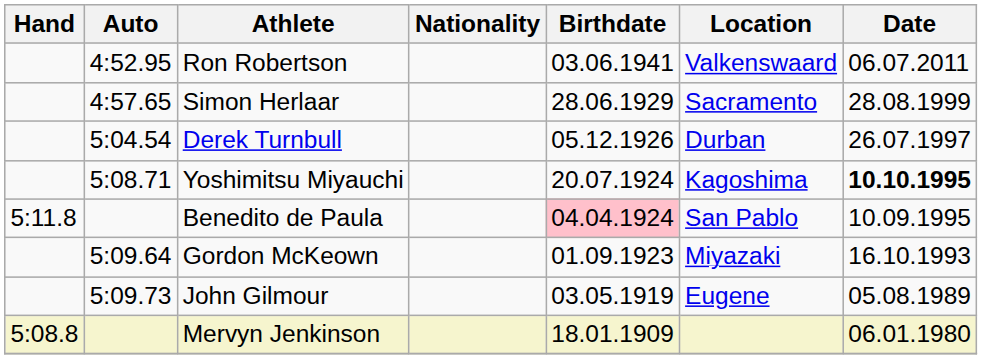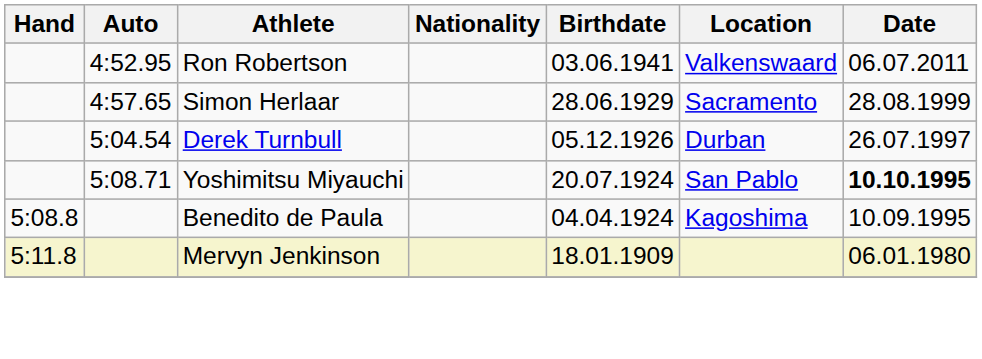(746, 179) Kagoshima -> (742, 179) San Pablo
(44, 218) 5:11.8 -> (44, 218) 5:08.8
(613, 218) pink background -> (613, 218) no background
(742, 218) San Pablo -> (746, 218) Kagoshima
- row: (281, 256)
- row: (256, 295)
(44, 334) 5:08.8 -> (44, 256) 5:11.8
